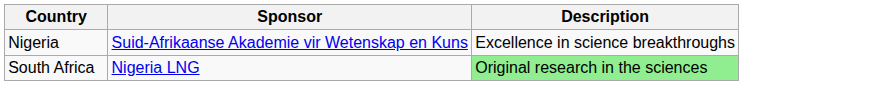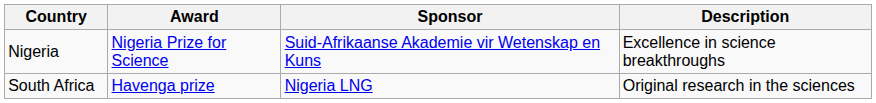+ column: (194, 17)
(591, 67) lightgreen background -> (739, 85) no background
